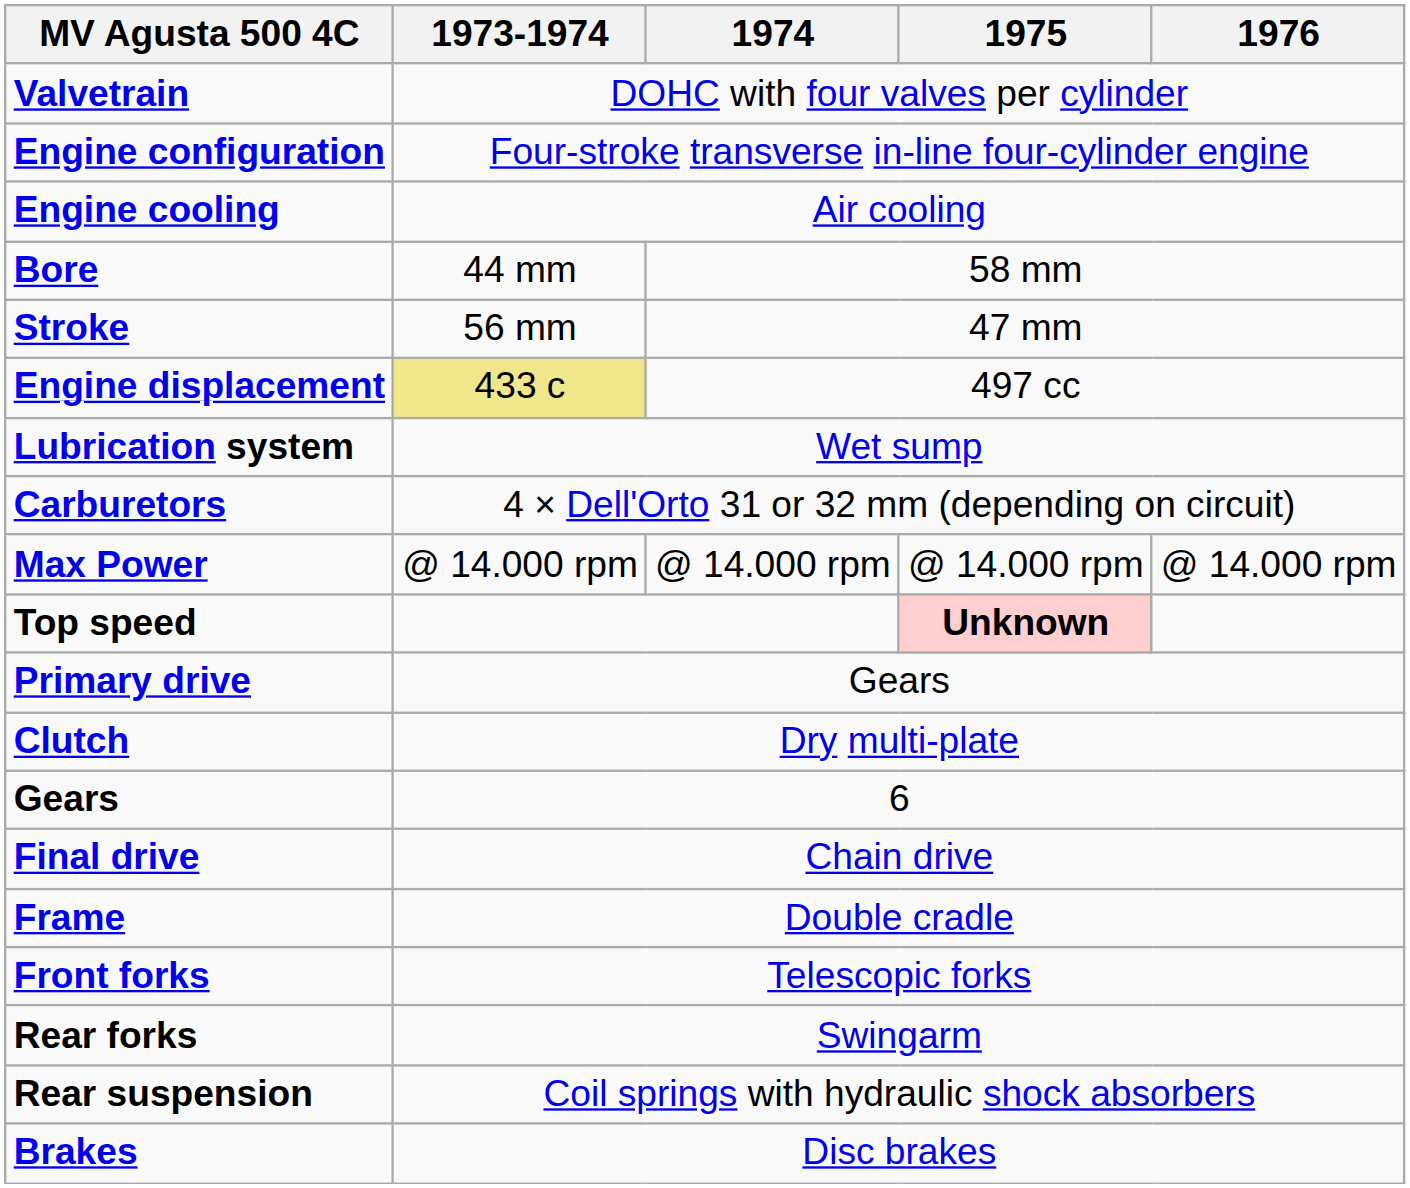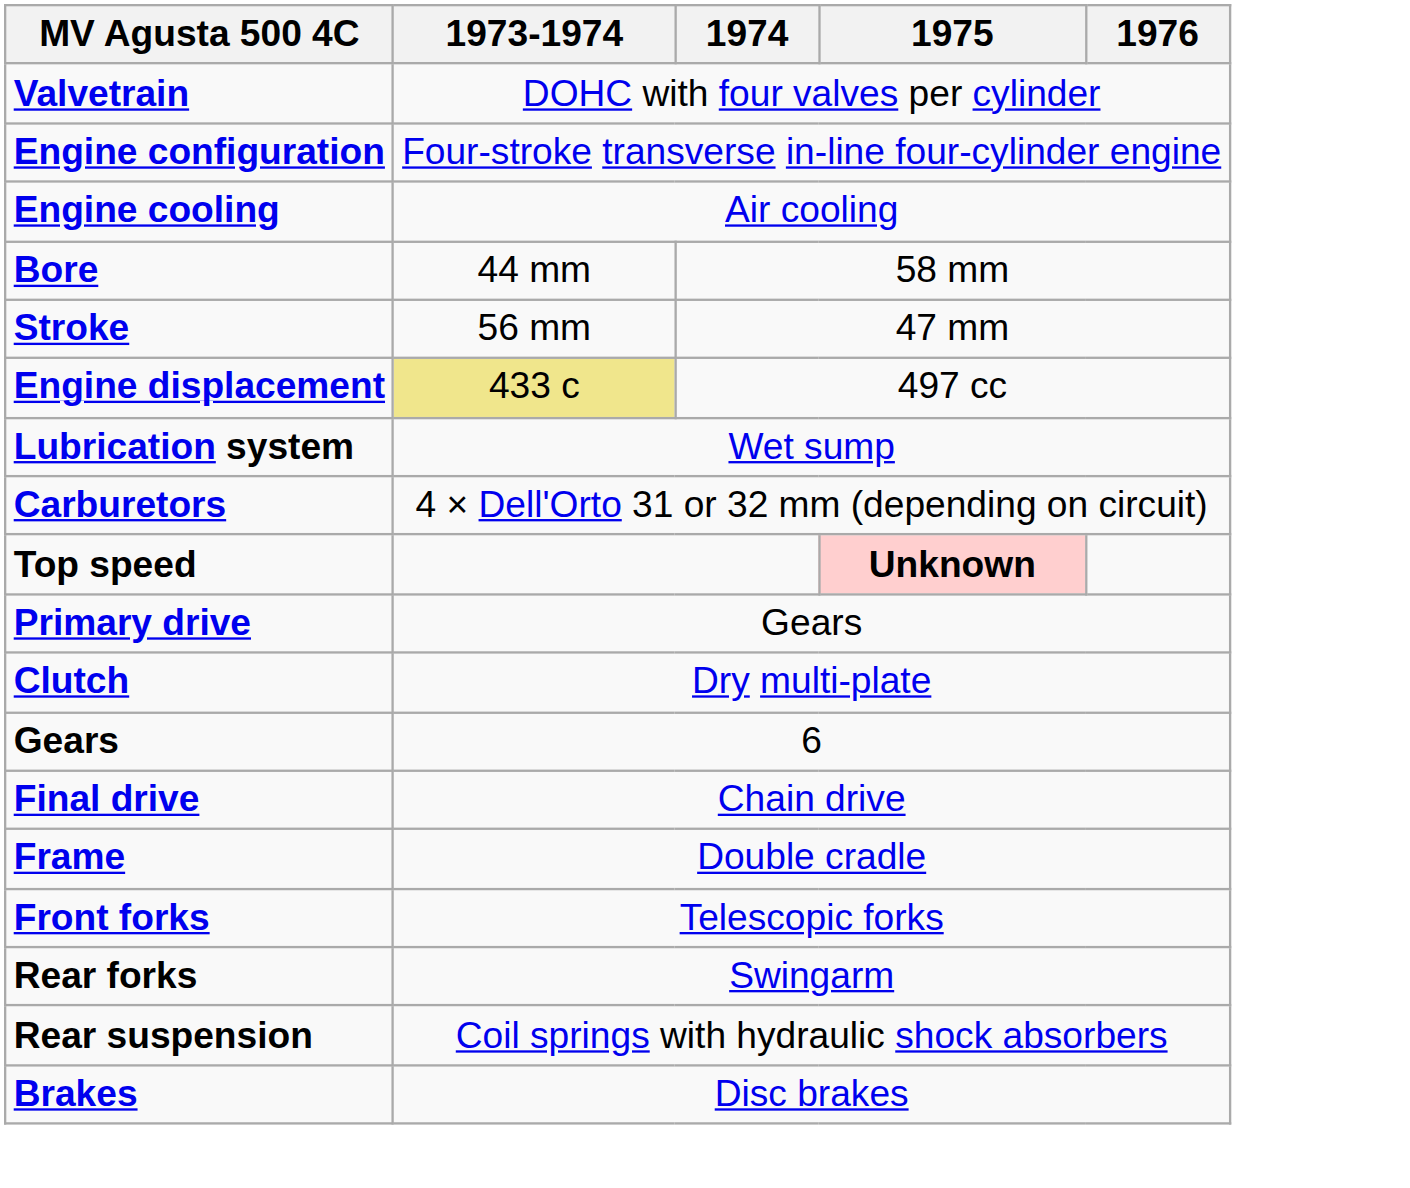- row: (111, 563)
